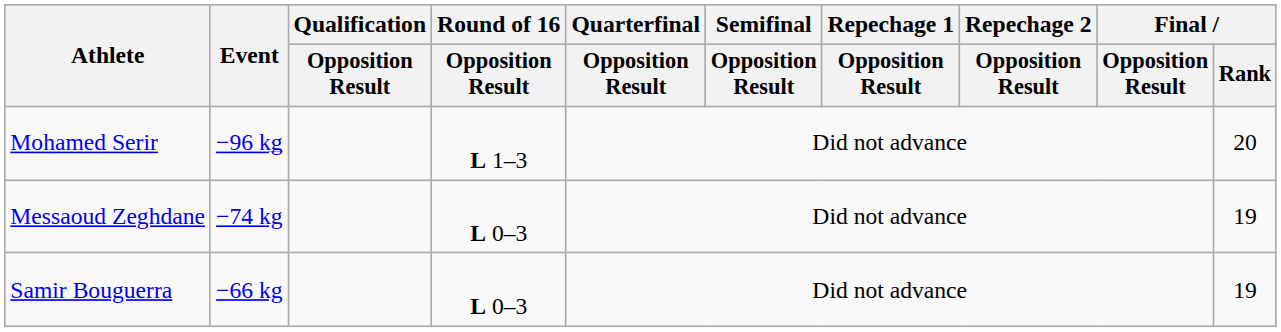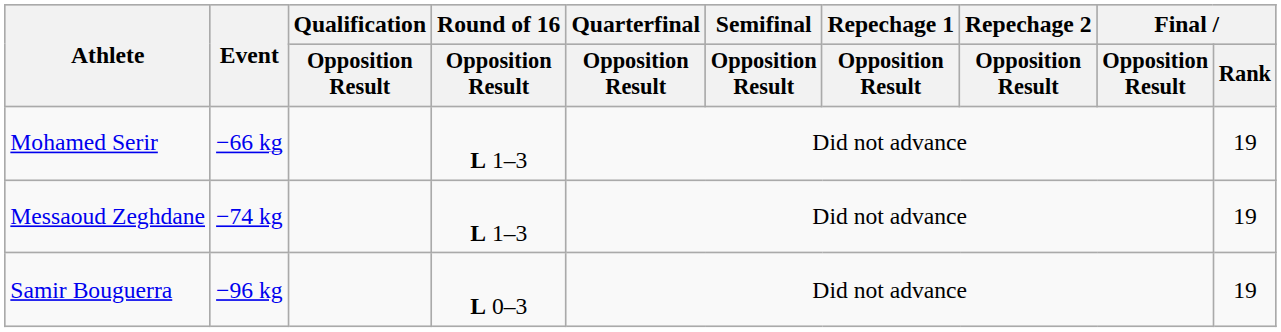(249, 143) −96 kg -> (249, 143) −66 kg
(1245, 143) 20 -> (1245, 143) 19
(499, 233) L 0–3 -> (499, 233) L 1–3
(249, 289) −66 kg -> (249, 289) −96 kg
